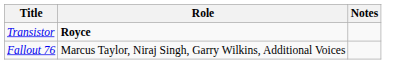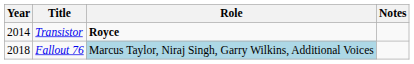+ column: (19, 13)
(203, 50) no background -> (231, 50) lightblue background
